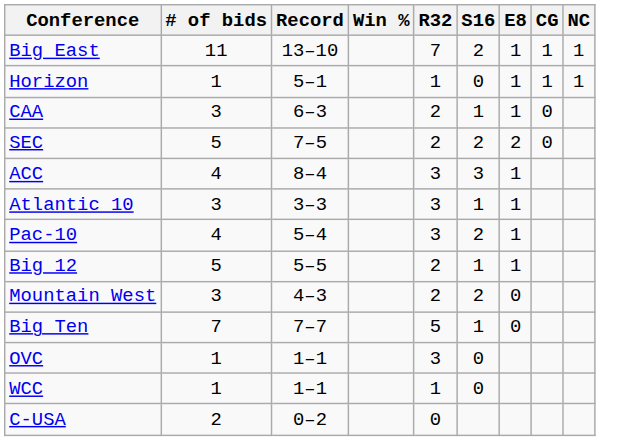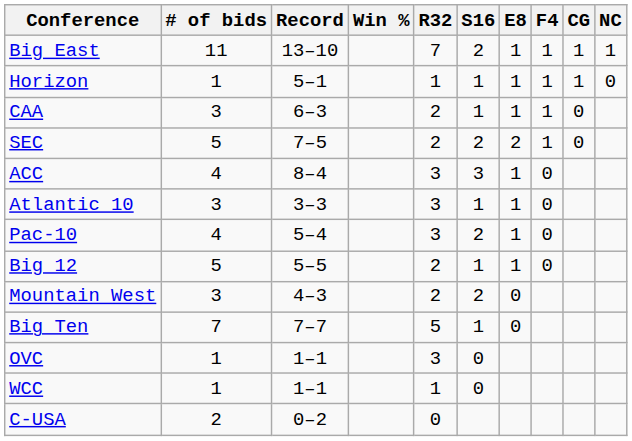+ column: (547, 20)
(478, 82) 0 -> (478, 82) 1
(579, 82) 1 -> (610, 82) 0
